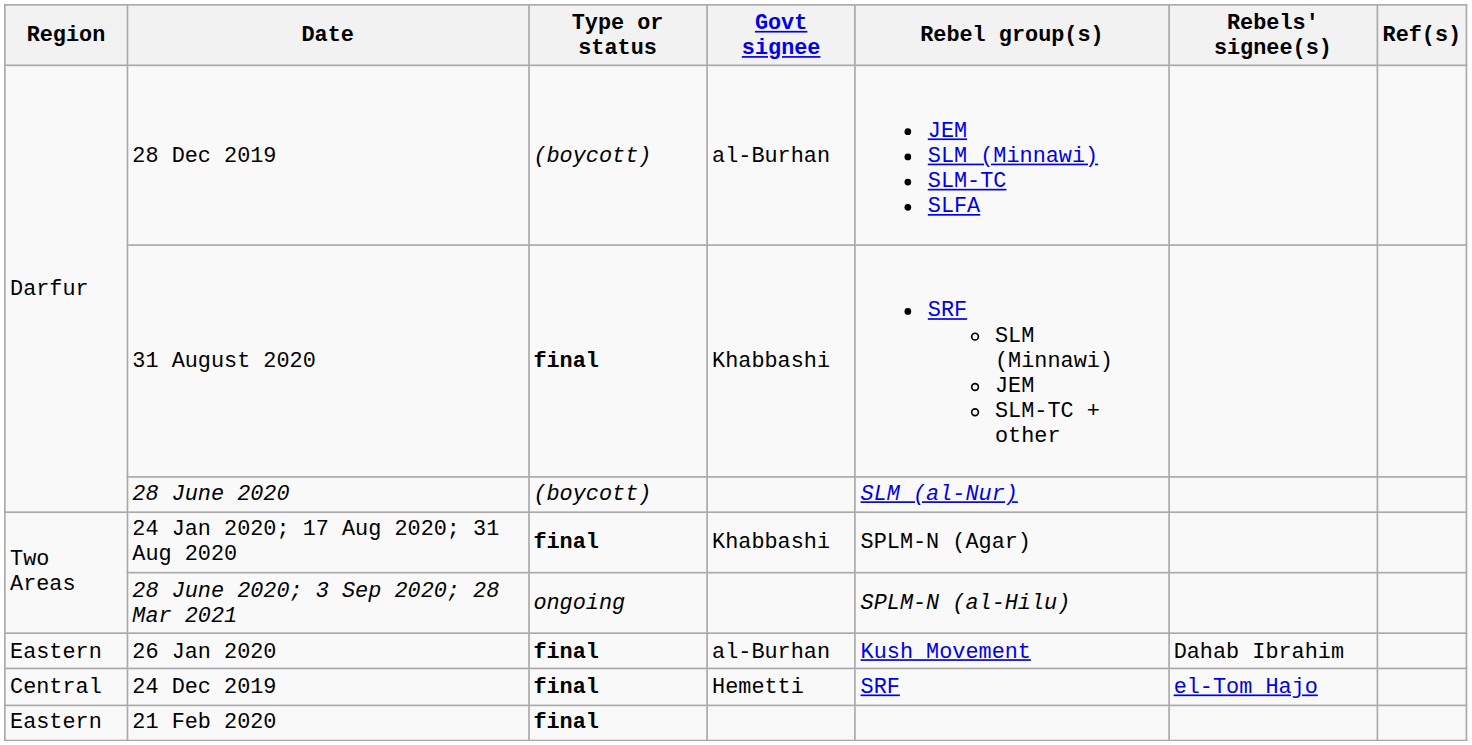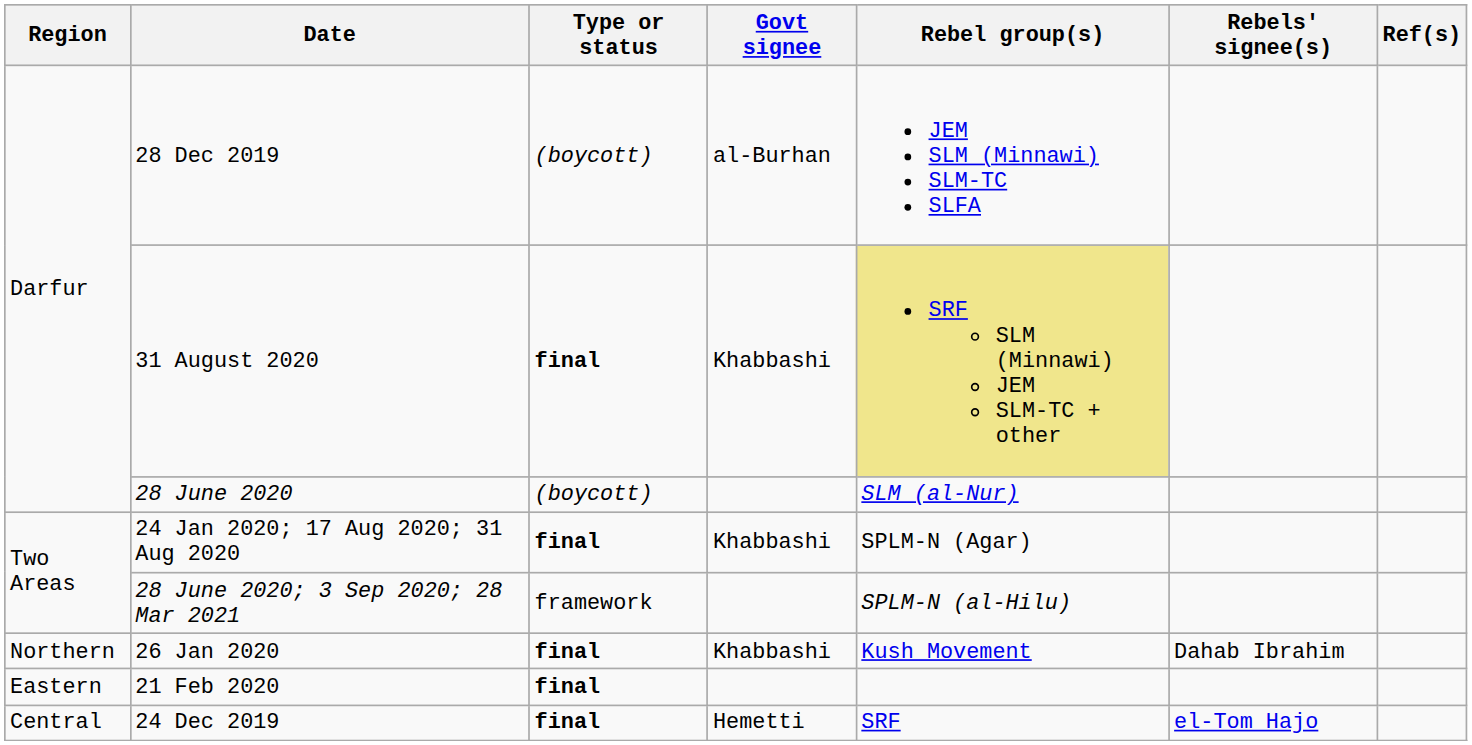(1012, 374) no background -> (1013, 374) khaki background
(579, 603) ongoing -> (594, 603) framework
(56, 651) Eastern -> (62, 651) Northern
(771, 651) al-Burhan -> (772, 651) Khabbashi
rows swapped: (204, 687) <-> (204, 722)
